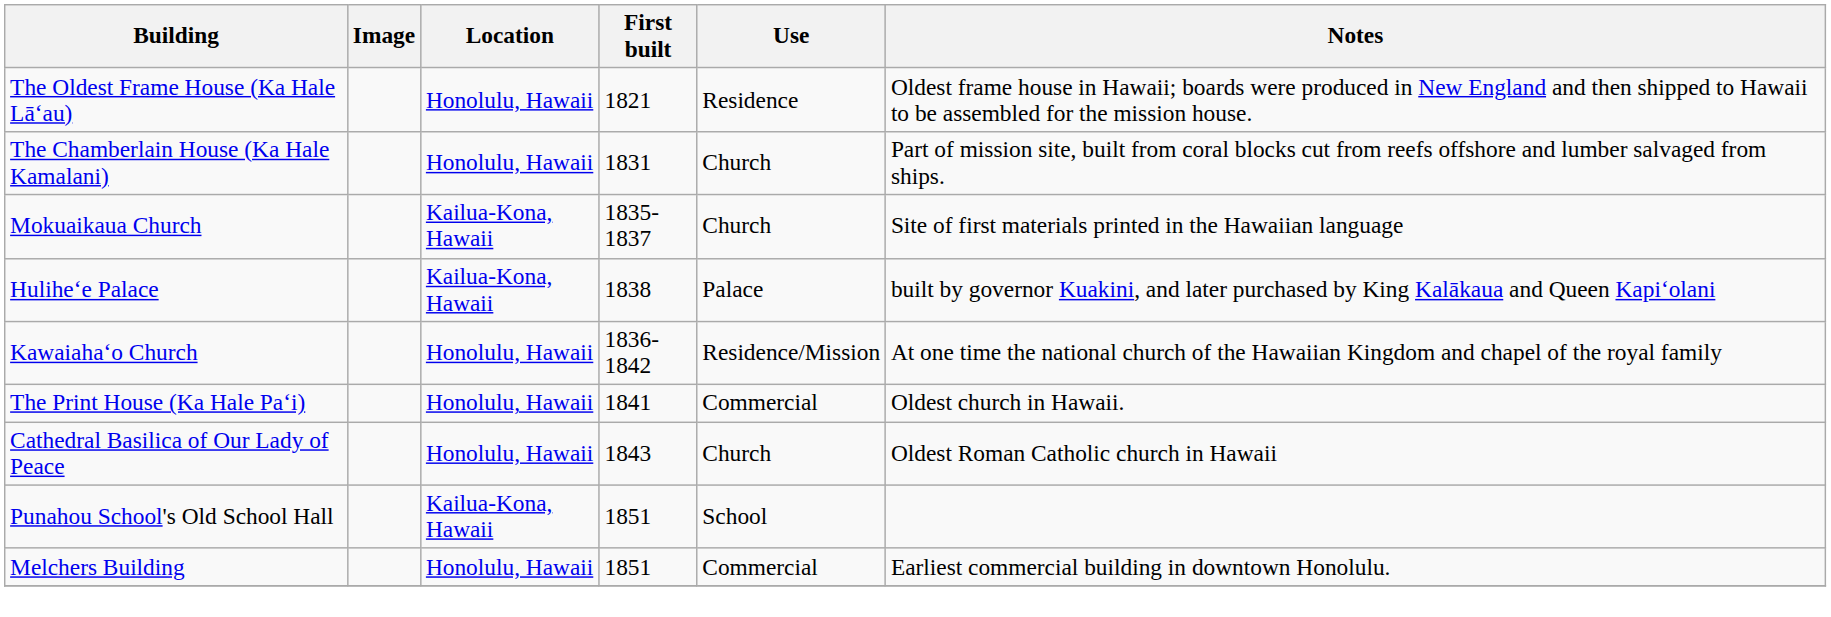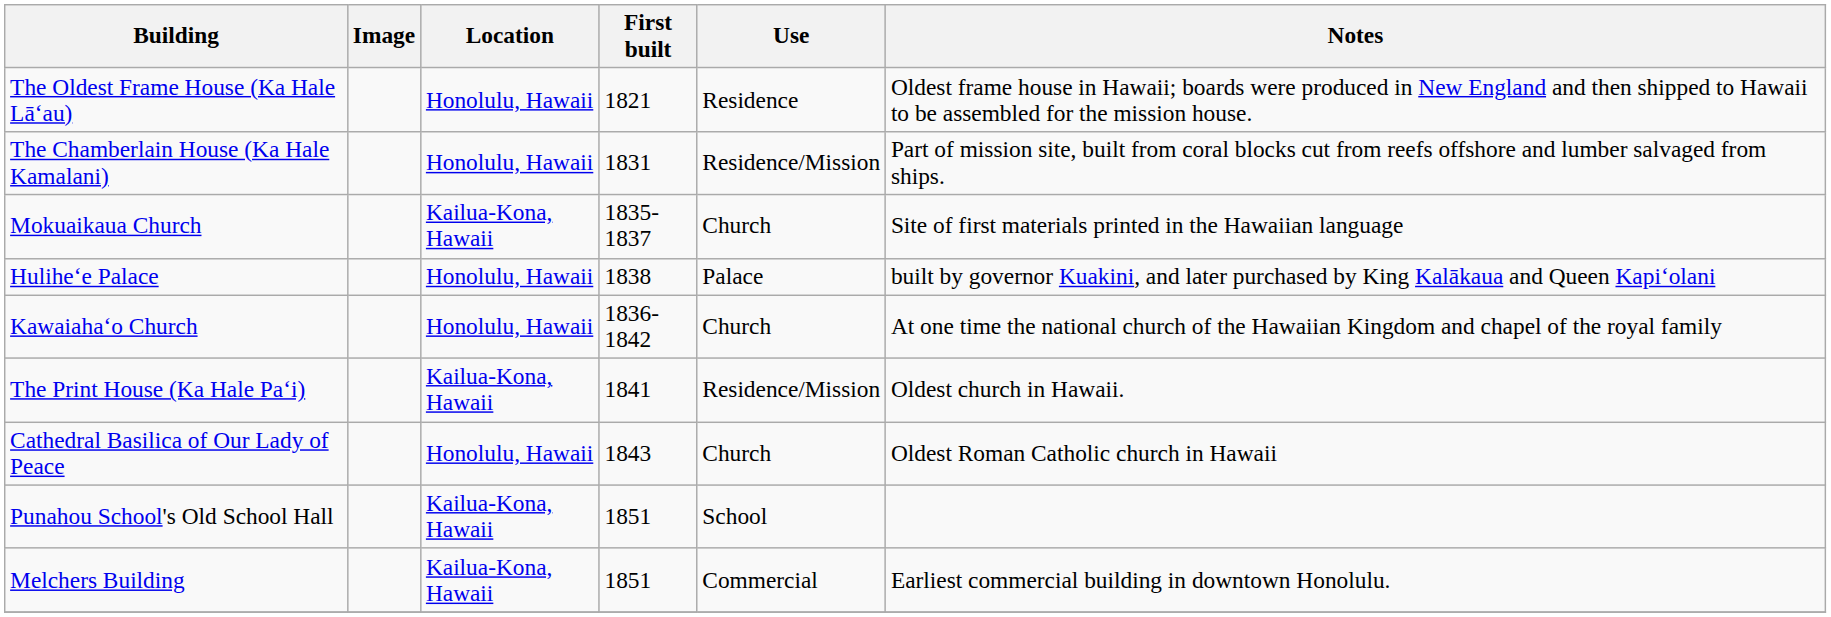(737, 162) Church -> (791, 162) Residence/Mission
(489, 289) Kailua-Kona, Hawaii -> (510, 276) Honolulu, Hawaii
(791, 352) Residence/Mission -> (737, 326) Church
(510, 402) Honolulu, Hawaii -> (489, 389) Kailua-Kona, Hawaii
(760, 402) Commercial -> (791, 389) Residence/Mission
(510, 566) Honolulu, Hawaii -> (489, 579) Kailua-Kona, Hawaii
